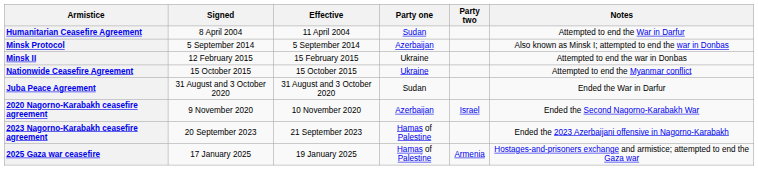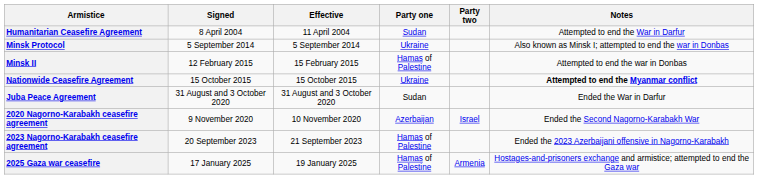(414, 45) Azerbaijan -> (414, 45) Ukraine
(414, 58) Ukraine -> (414, 62) Hamas of Palestine
(622, 71) normal -> (622, 80) bold
